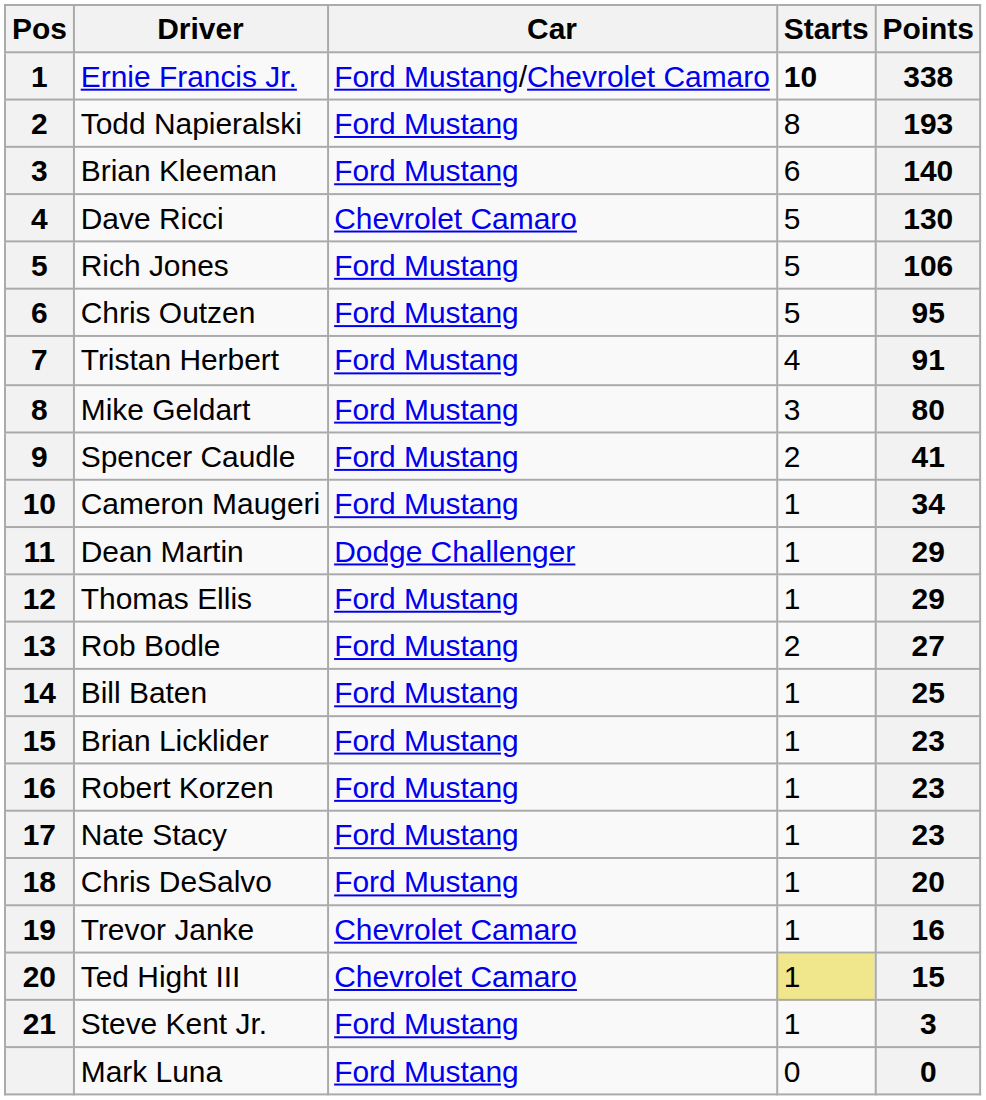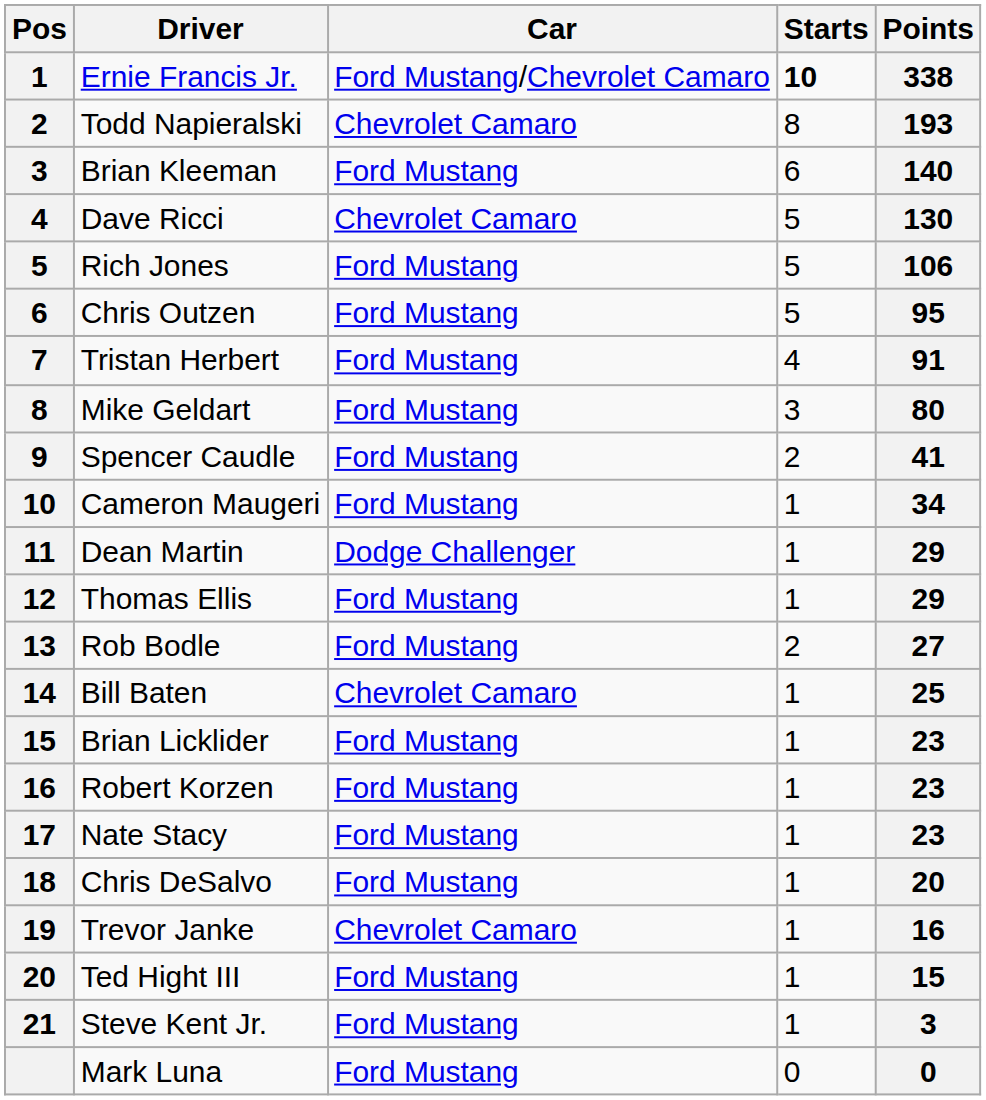(426, 124) Ford Mustang -> (456, 124) Chevrolet Camaro
(426, 693) Ford Mustang -> (456, 693) Chevrolet Camaro
(456, 977) Chevrolet Camaro -> (426, 977) Ford Mustang
(792, 977) khaki background -> (792, 977) no background
